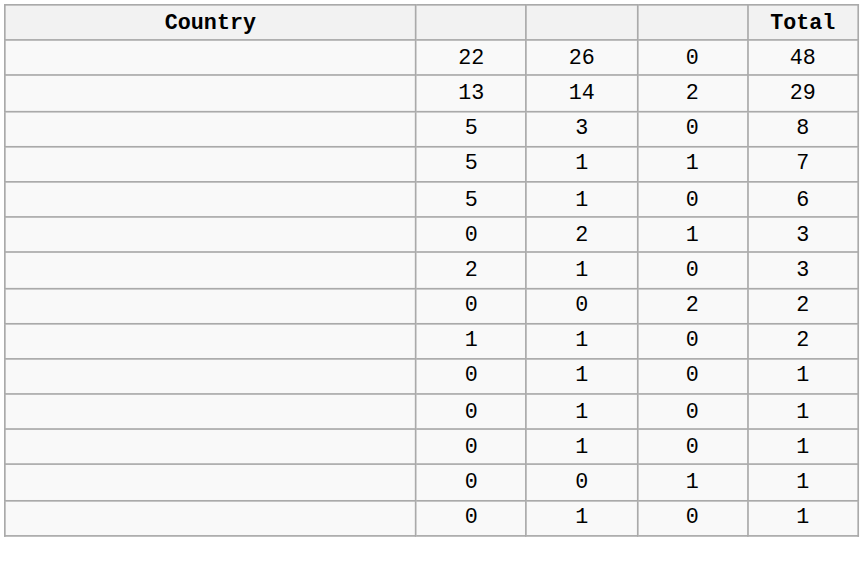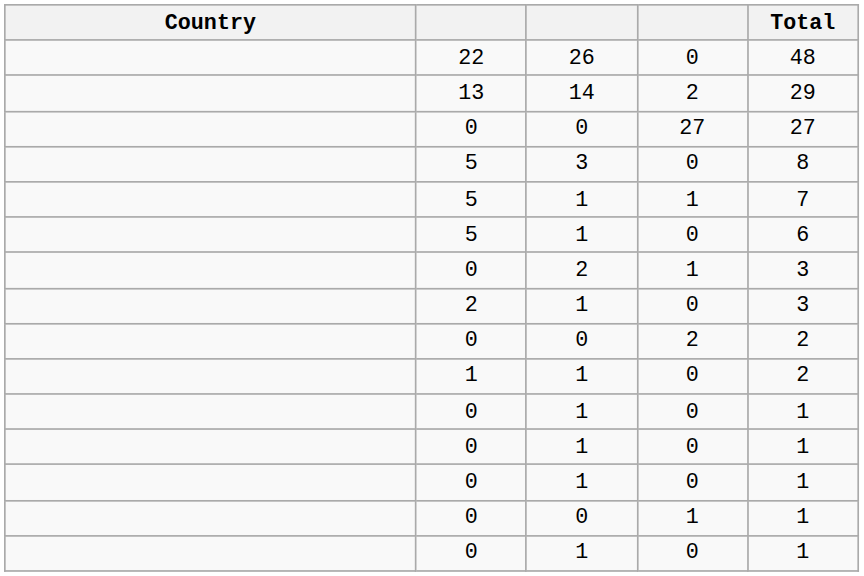+ row: (471, 129)
